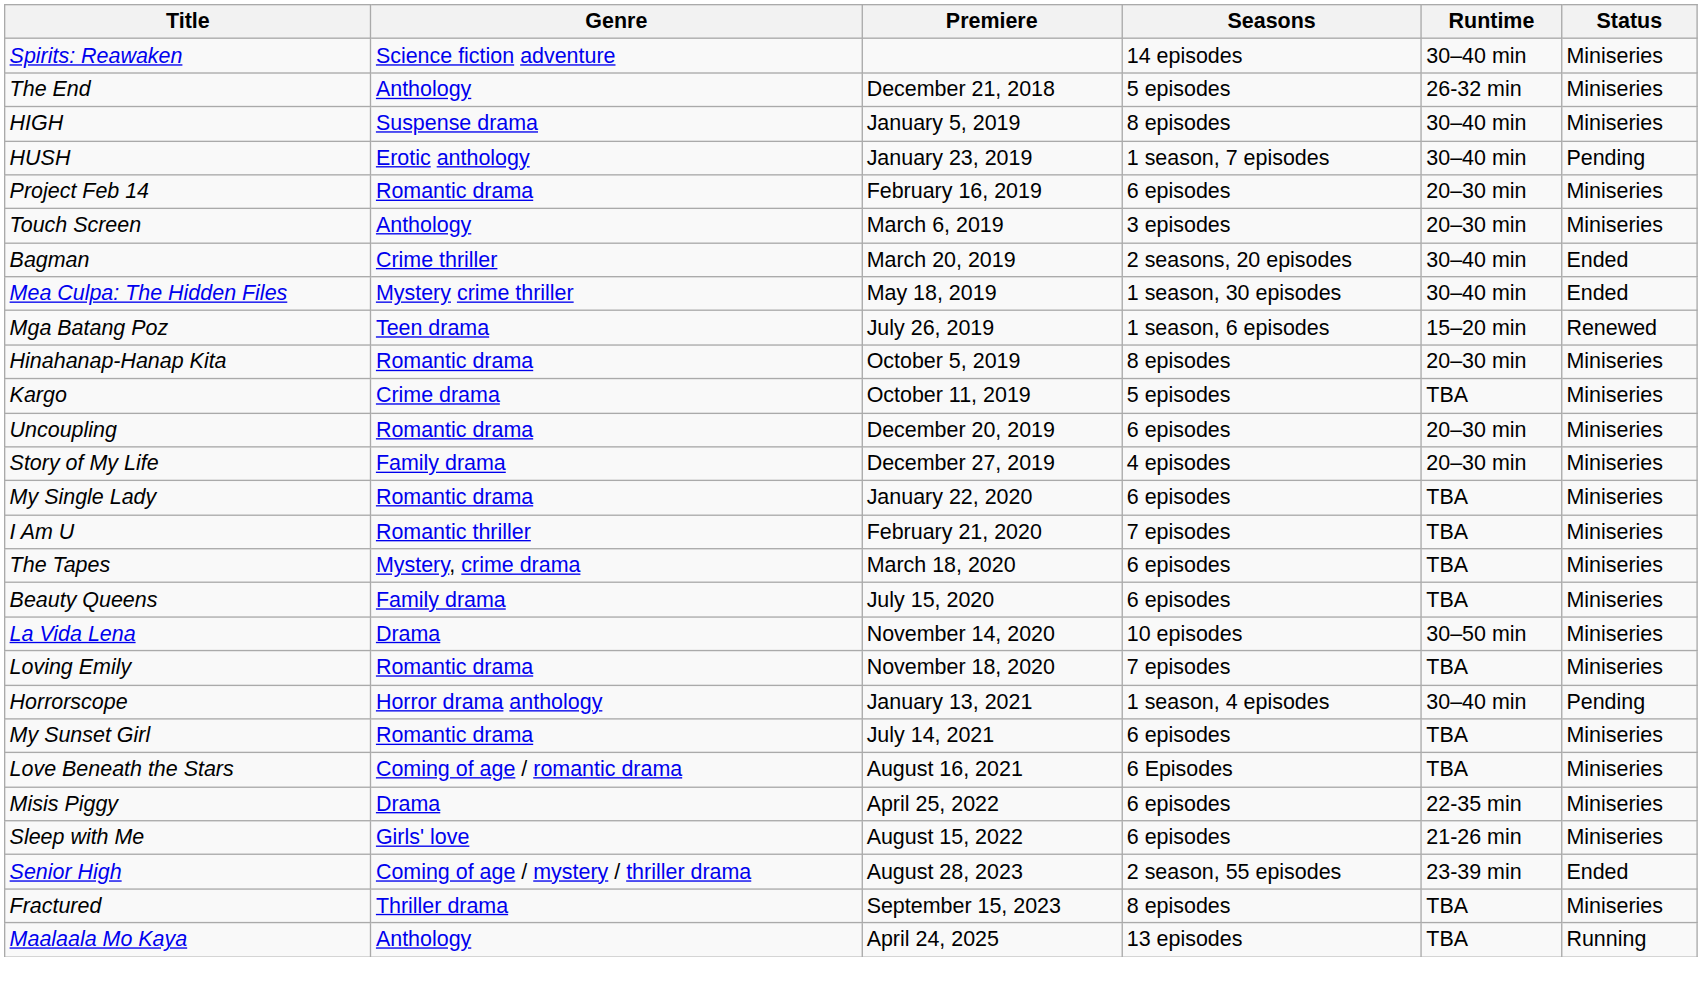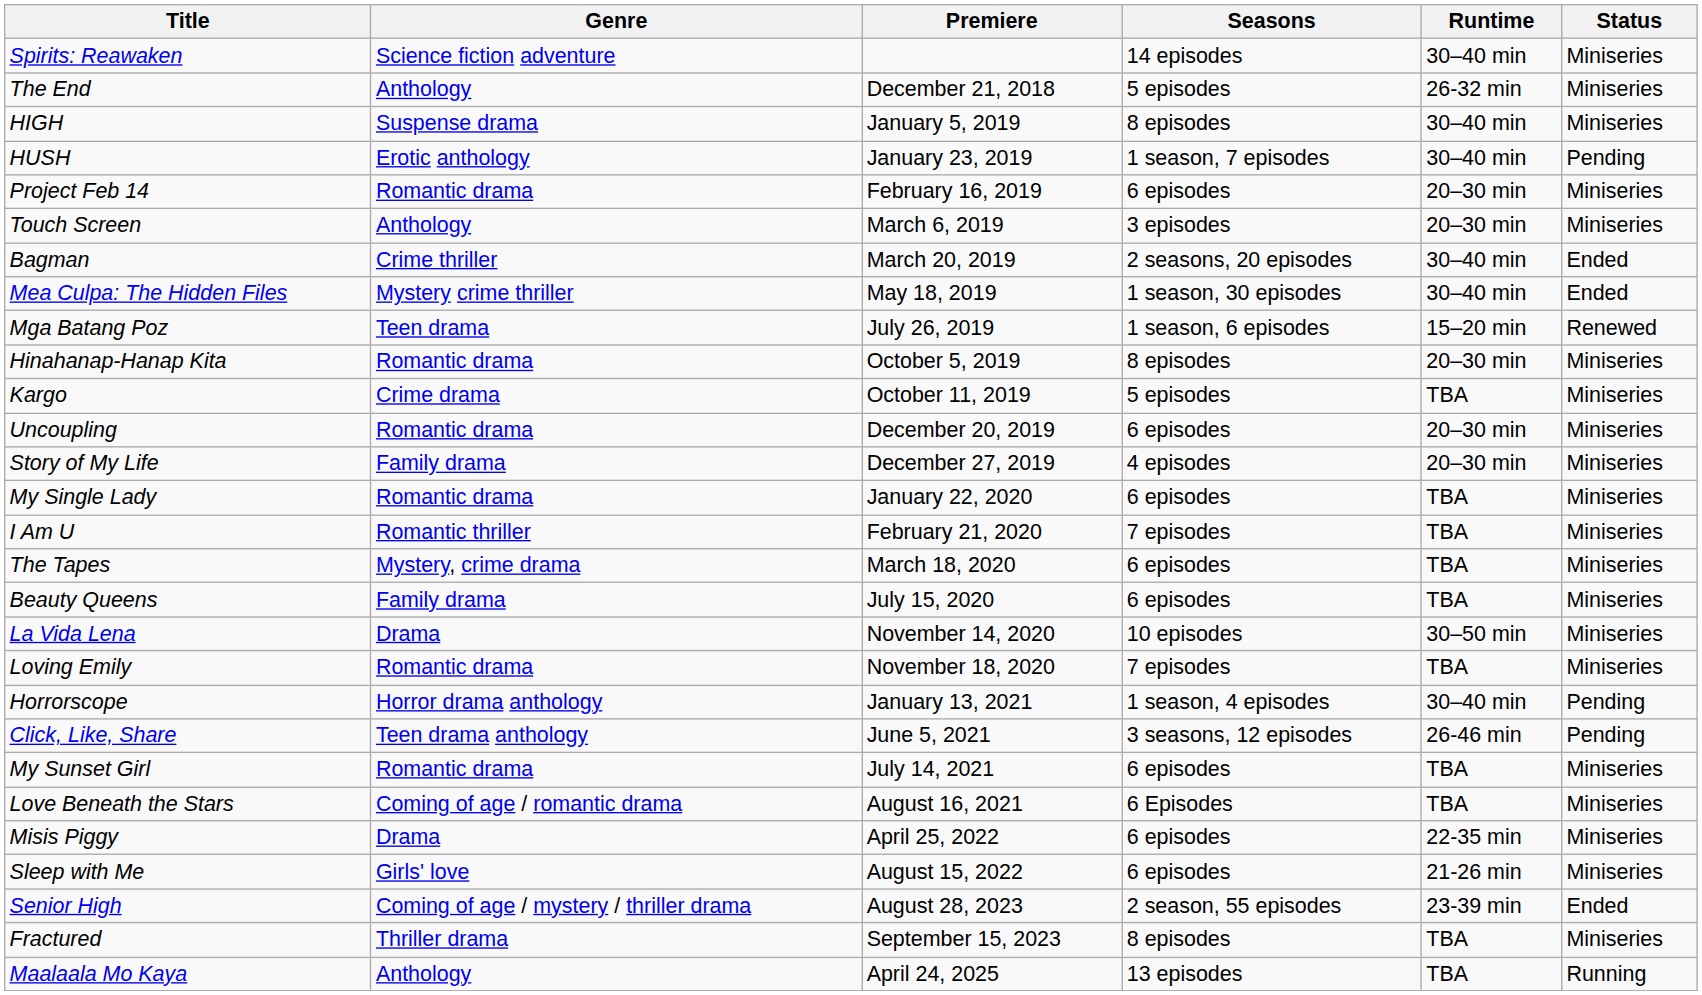+ row: (93, 735)
